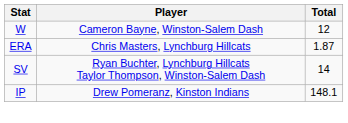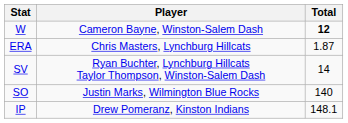(324, 30) normal -> (324, 30) bold
+ row: (21, 93)
